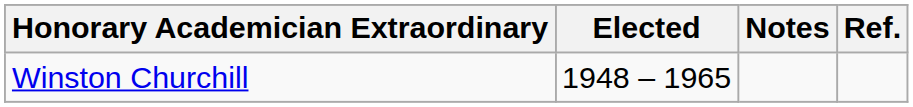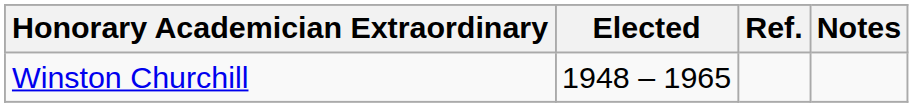columns swapped: (787, 28) <-> (872, 28)
